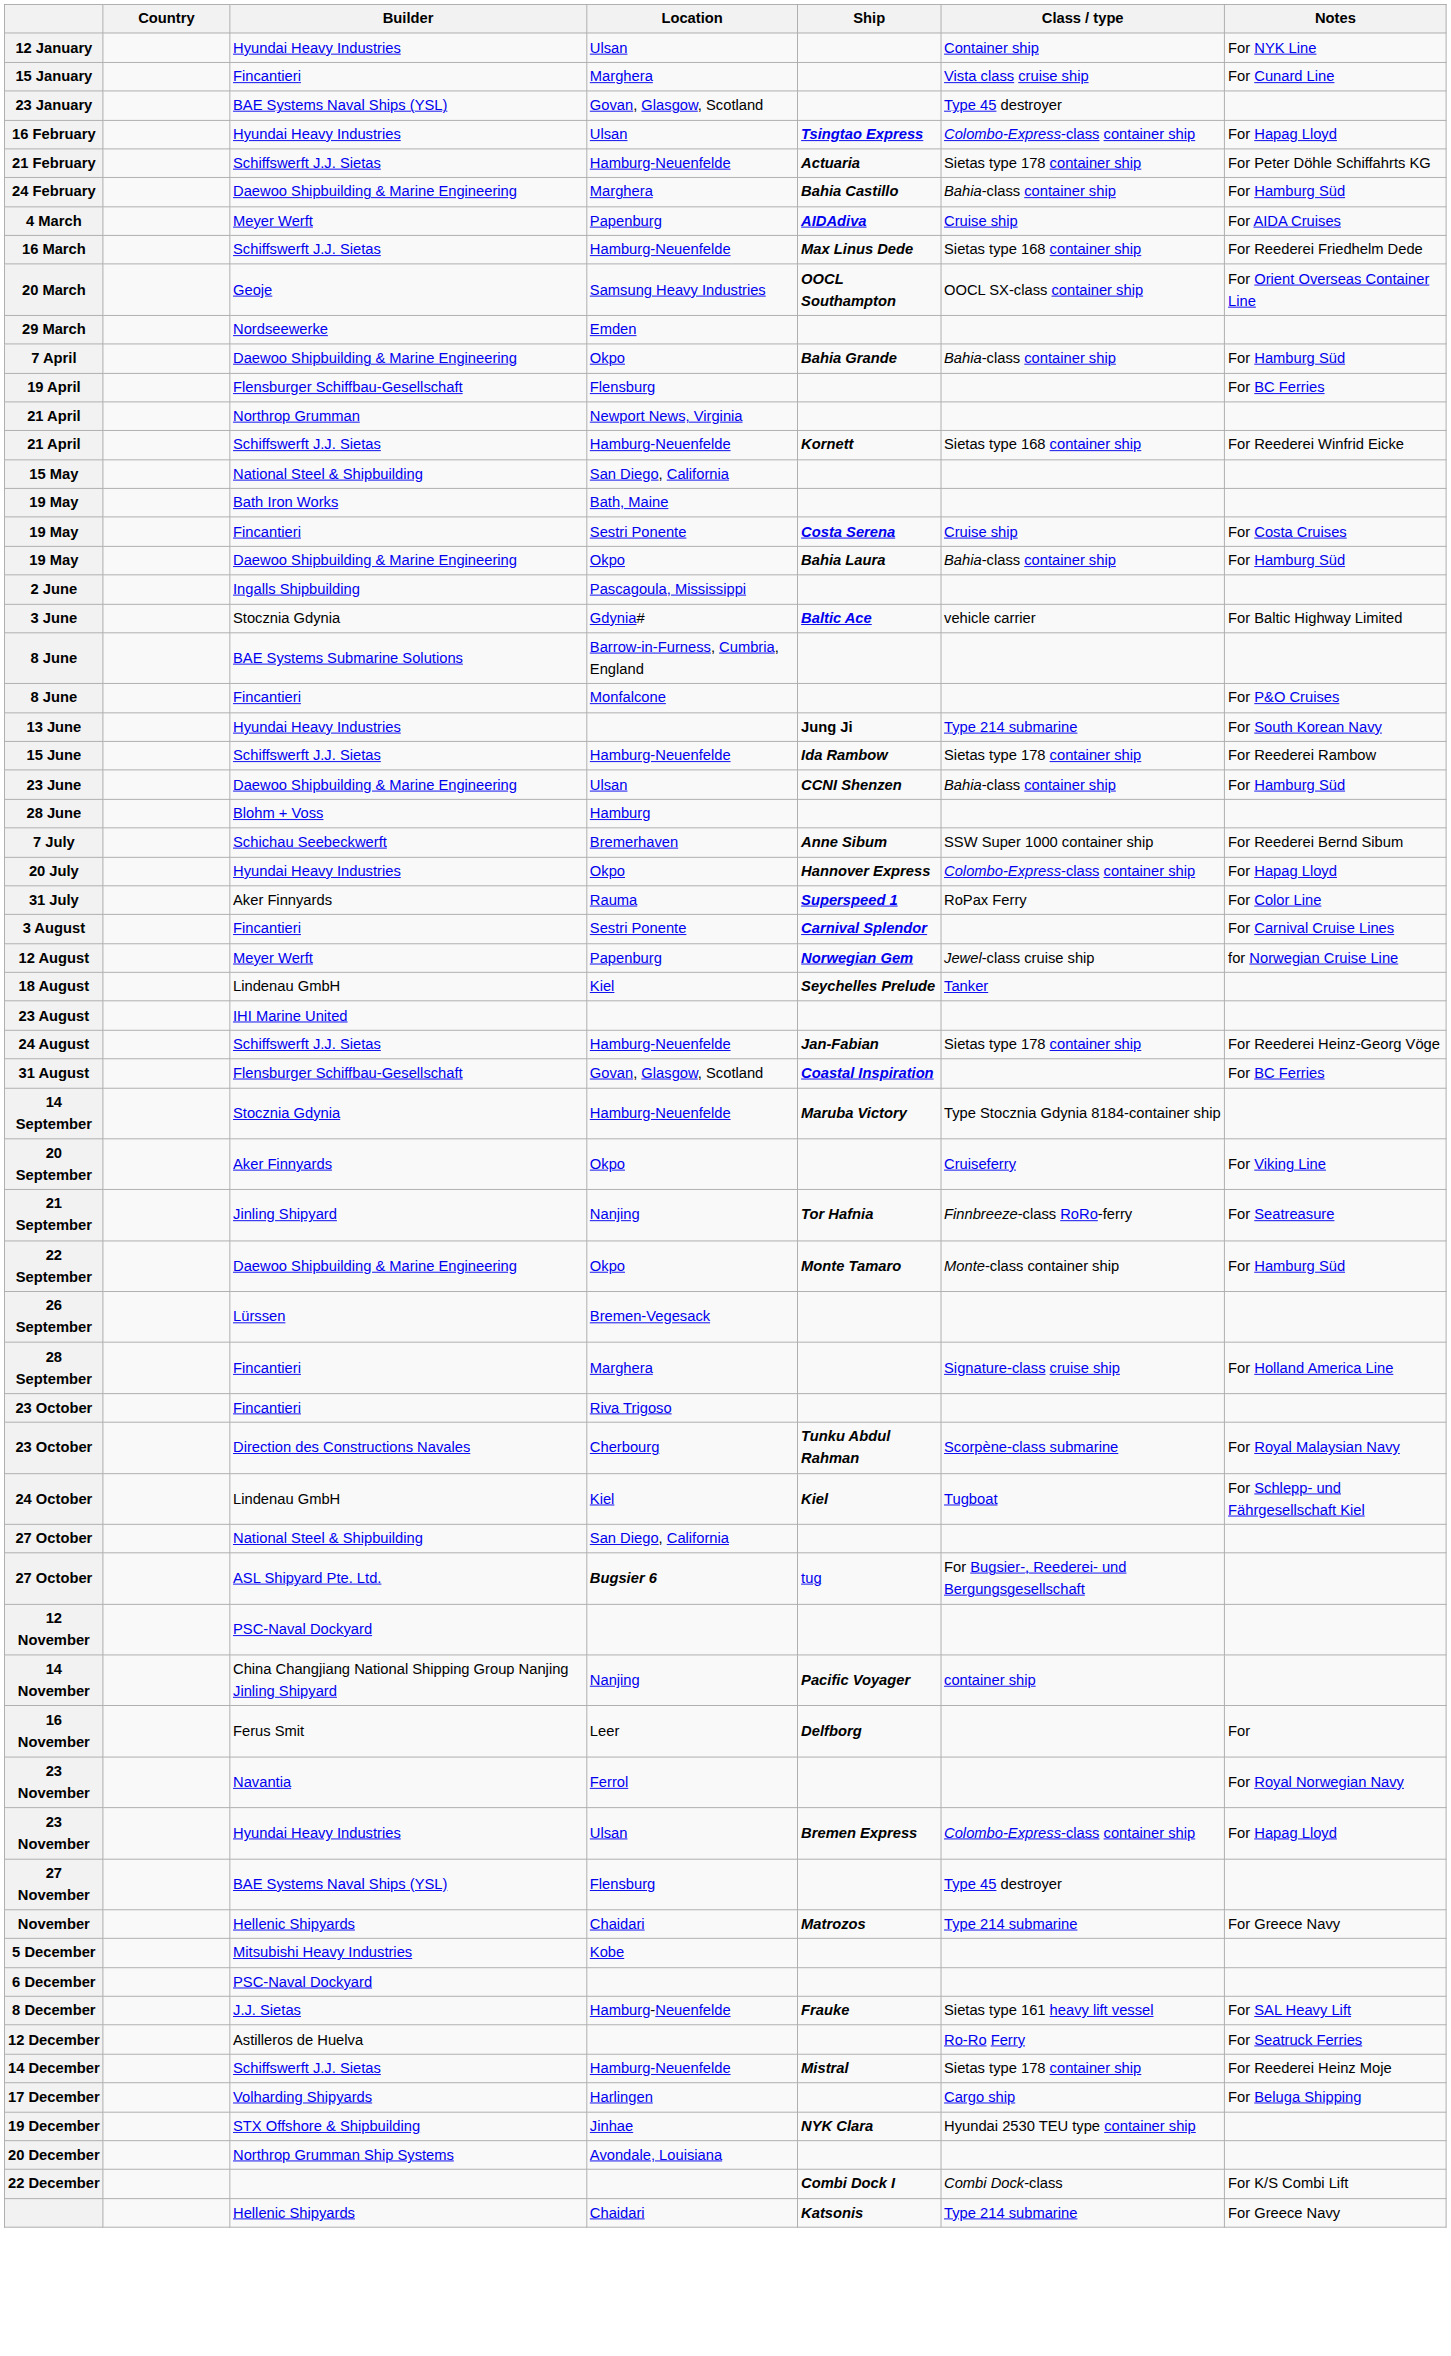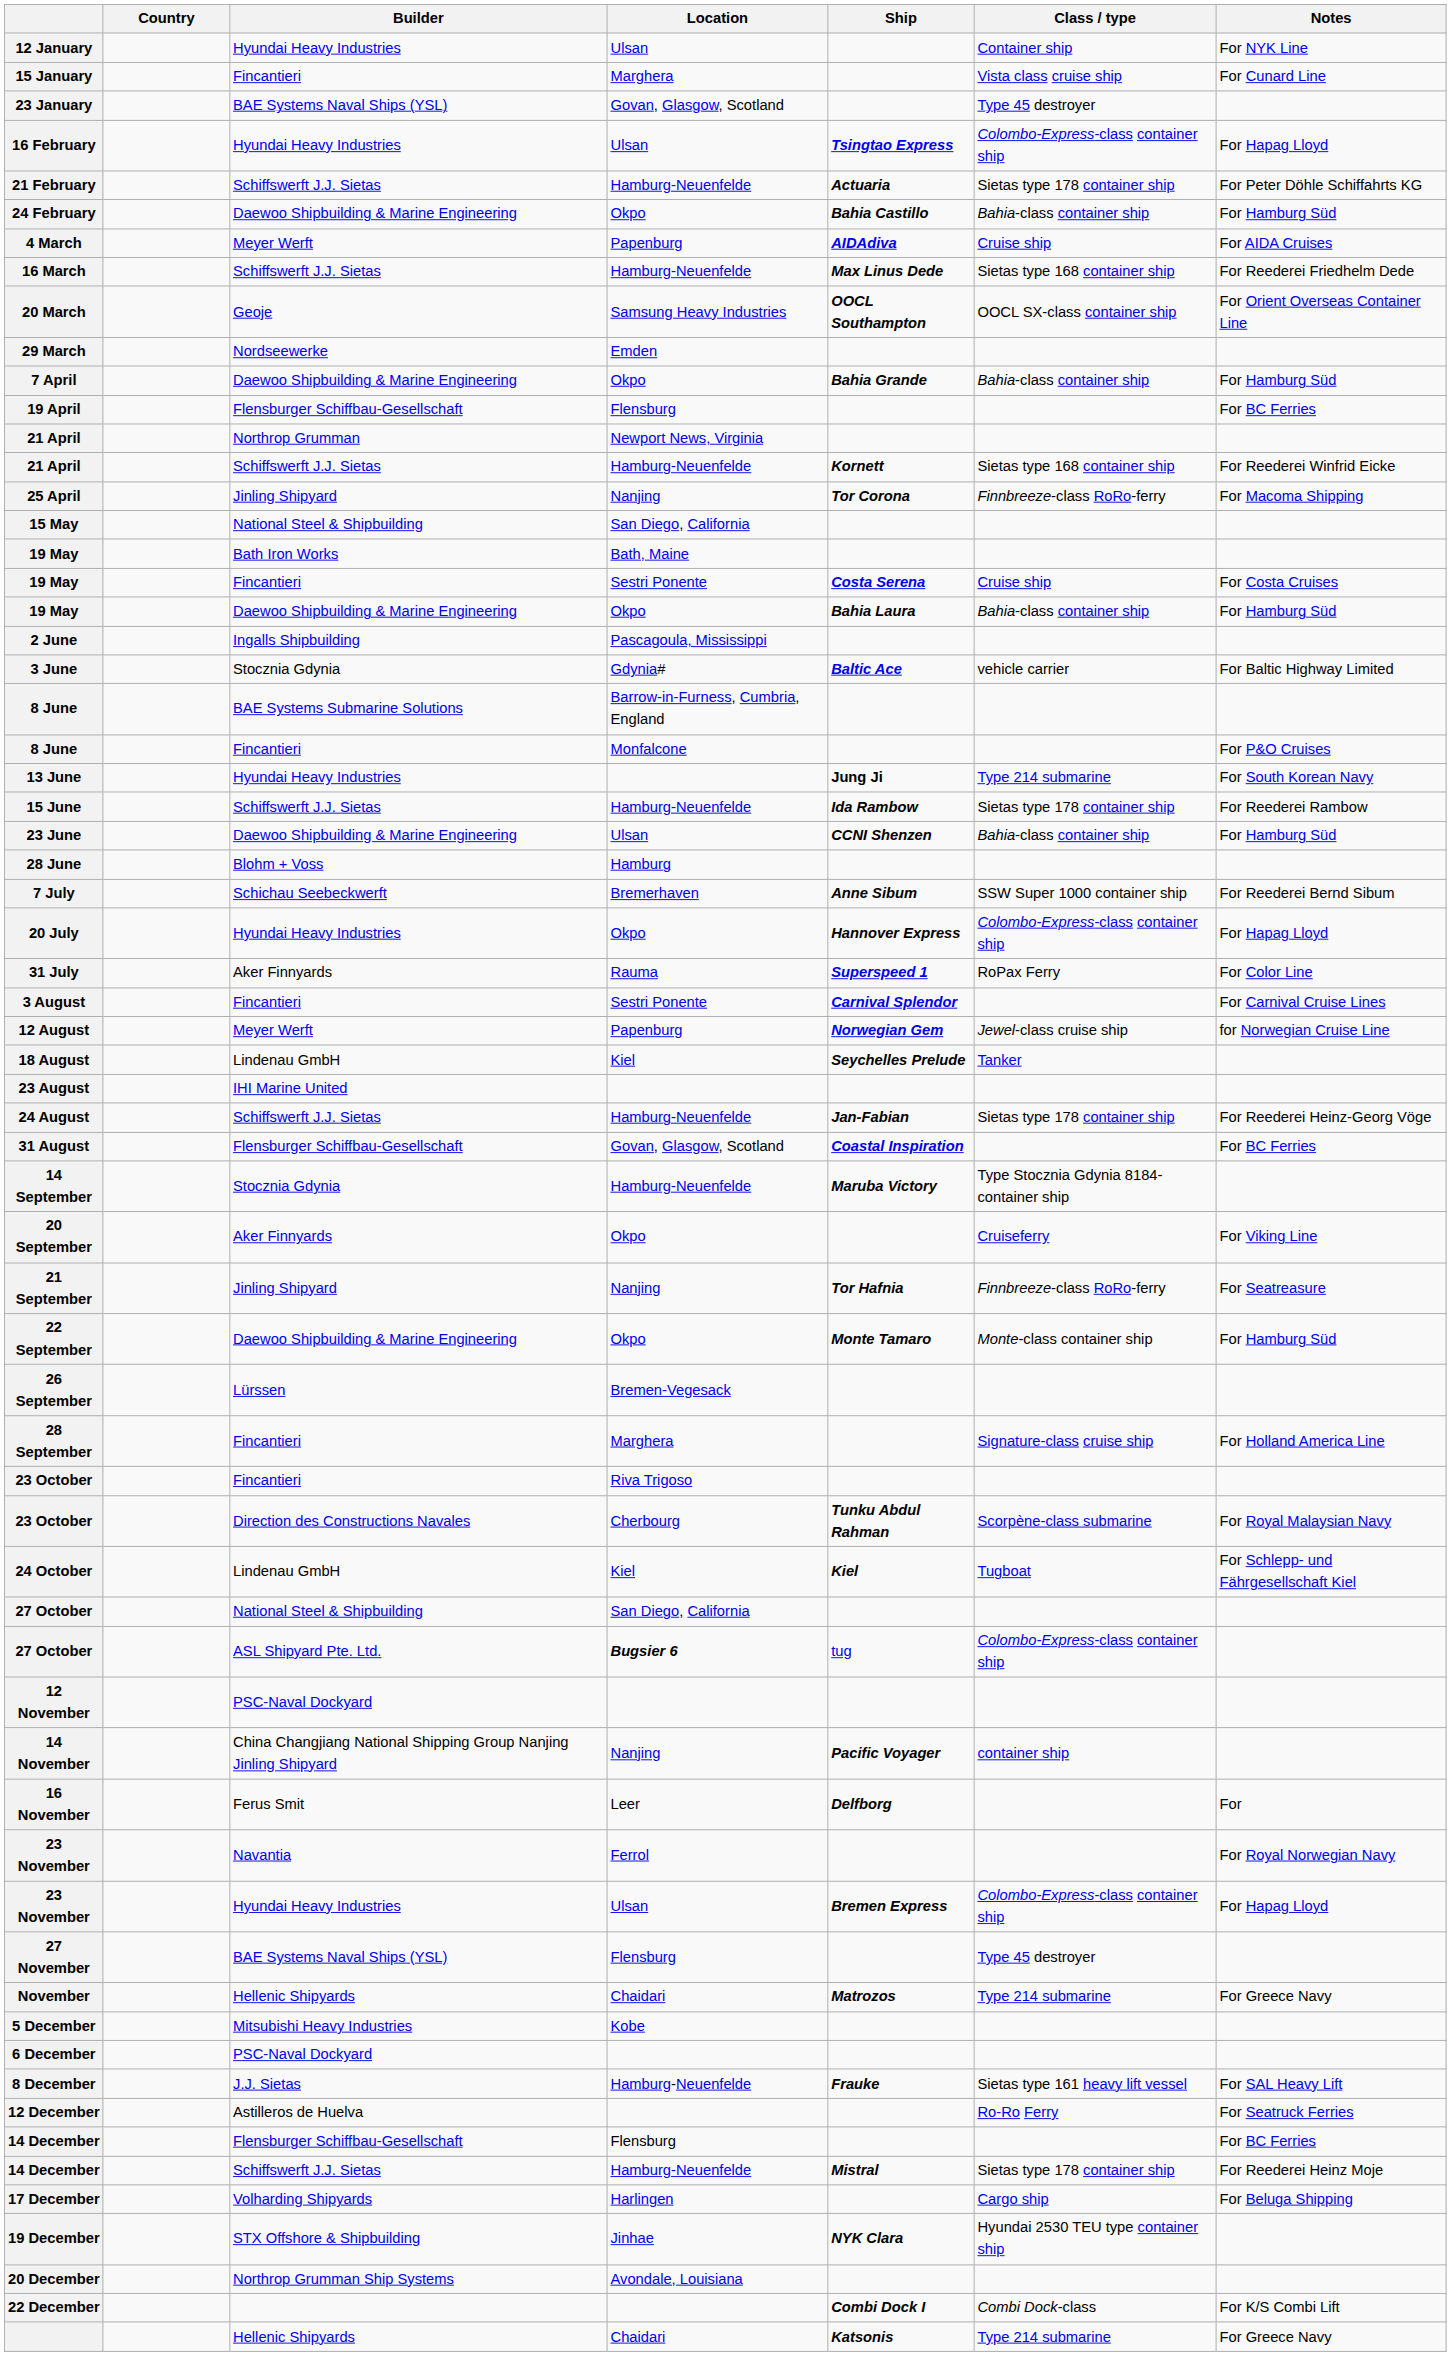(621, 192) Marghera -> (628, 214) Okpo
+ row: (54, 496)
(1035, 1578) For Bugsier-, Reederei- und Bergungsgesellschaft -> (1088, 1651) Colombo-Express-class container ship
+ row: (54, 2141)
